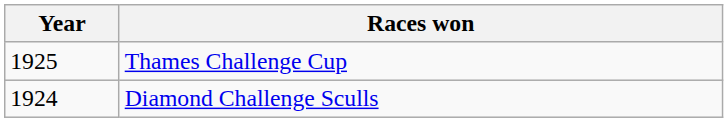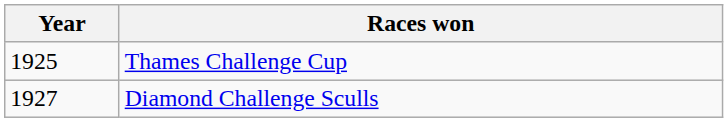(34, 98) 1924 -> (34, 98) 1927
